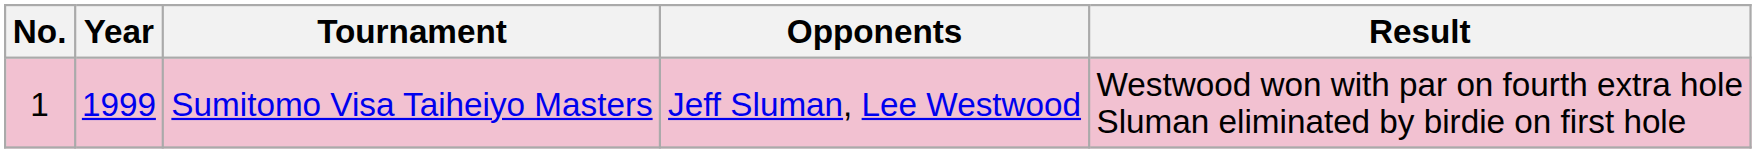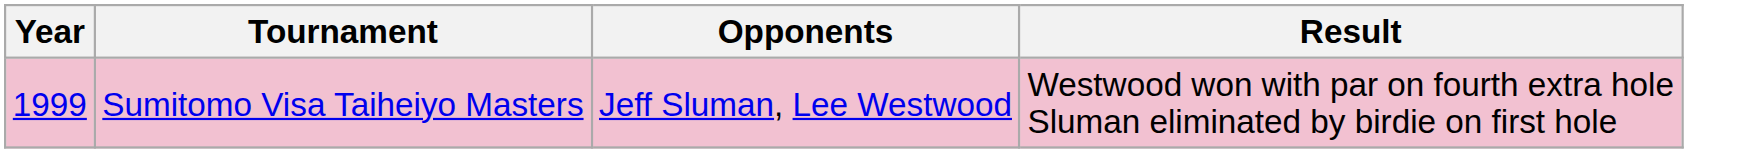- column: (40, 32)
